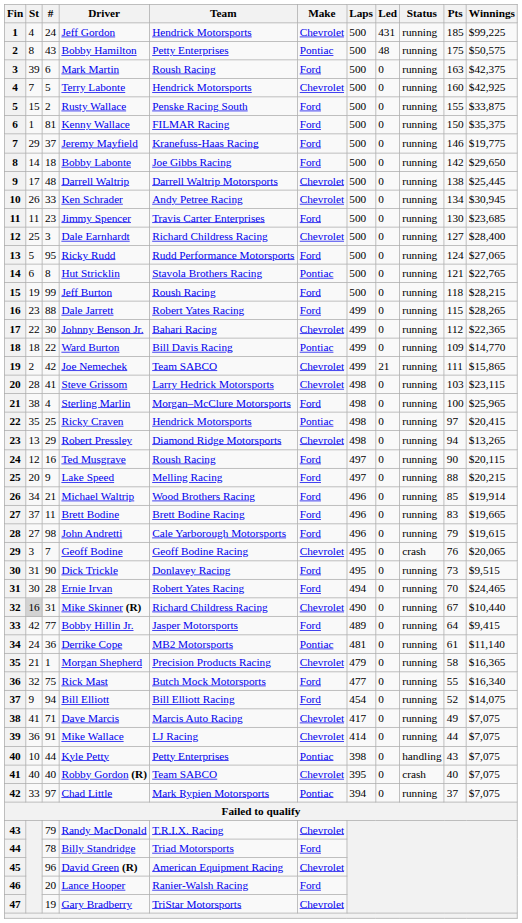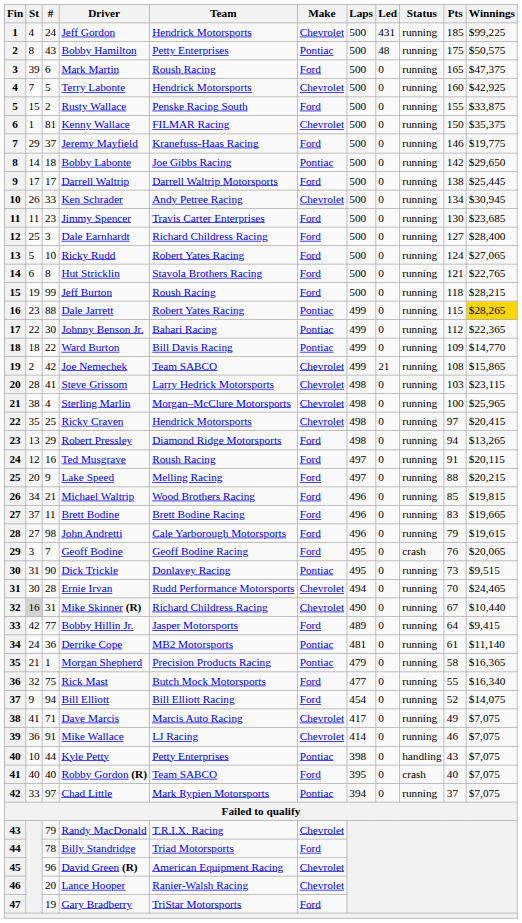(455, 69) 163 -> (455, 69) 165
(487, 69) $42,375 -> (487, 69) $47,375
(310, 125) Ford -> (322, 125) Chevrolet
(310, 162) Ford -> (317, 162) Pontiac
(51, 180) 48 -> (51, 180) 17
(322, 180) Chevrolet -> (310, 180) Ford
(322, 236) Chevrolet -> (310, 236) Ford
(51, 255) 95 -> (51, 255) 10
(223, 255) Rudd Performance Motorsports -> (198, 255) Robert Yates Racing
(317, 273) Pontiac -> (310, 273) Ford
(310, 310) Ford -> (317, 310) Pontiac
(487, 310) no background -> (487, 310) gold background
(322, 329) Chevrolet -> (317, 329) Pontiac
(455, 366) 111 -> (455, 366) 108
(310, 403) Ford -> (322, 403) Chevrolet
(317, 421) Pontiac -> (322, 421) Chevrolet
(322, 440) Chevrolet -> (310, 440) Ford
(452, 459) 90 -> (452, 459) 91
(487, 496) $19,914 -> (487, 496) $19,815
(322, 551) Chevrolet -> (310, 551) Ford
(310, 570) Ford -> (317, 570) Pontiac
(198, 588) Robert Yates Racing -> (223, 588) Rudd Performance Motorsports
(310, 588) Ford -> (322, 588) Chevrolet
(322, 663) Chevrolet -> (317, 663) Pontiac
(452, 737) 44 -> (452, 737) 46
(322, 774) Chevrolet -> (310, 774) Ford
(310, 885) Ford -> (322, 885) Chevrolet
(322, 904) Chevrolet -> (310, 904) Ford
